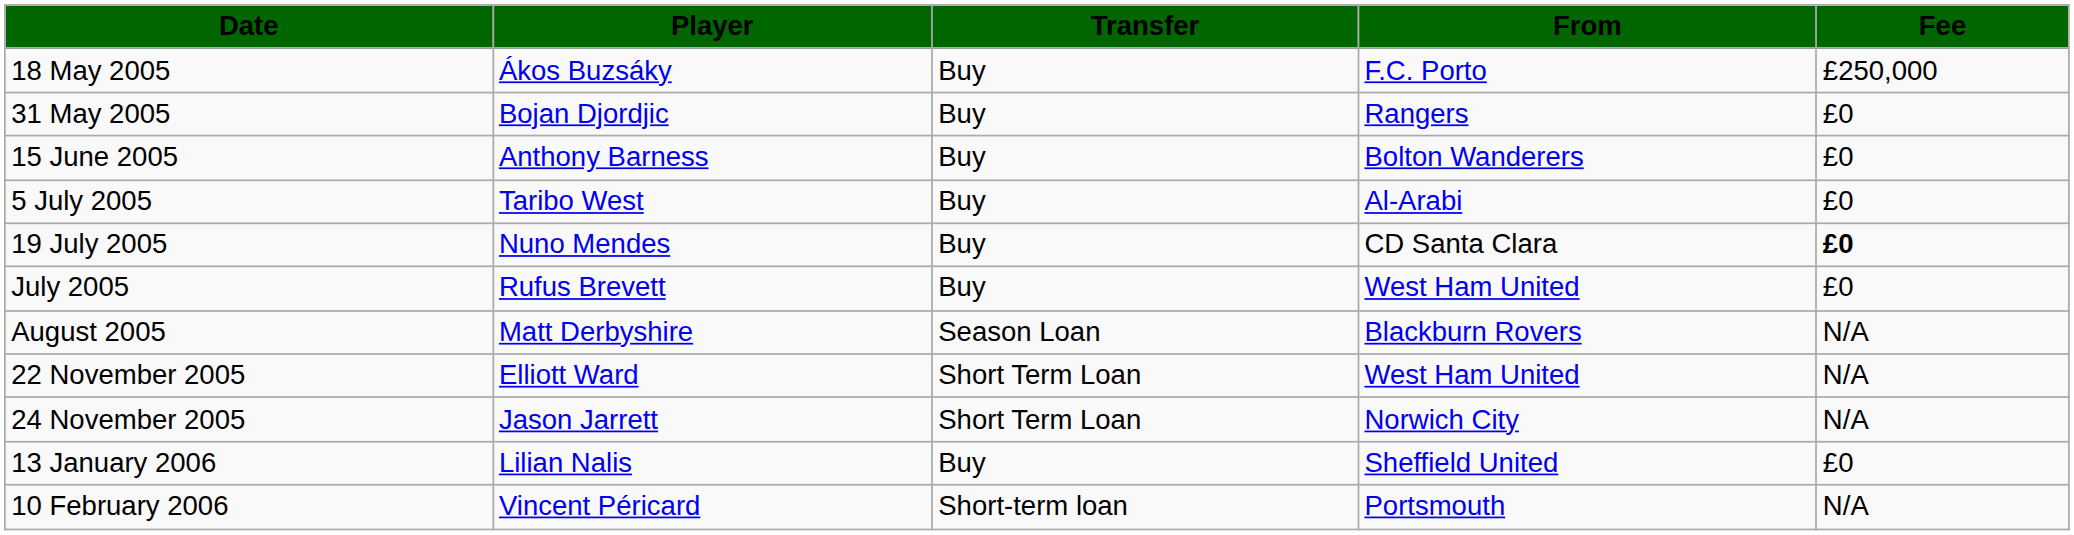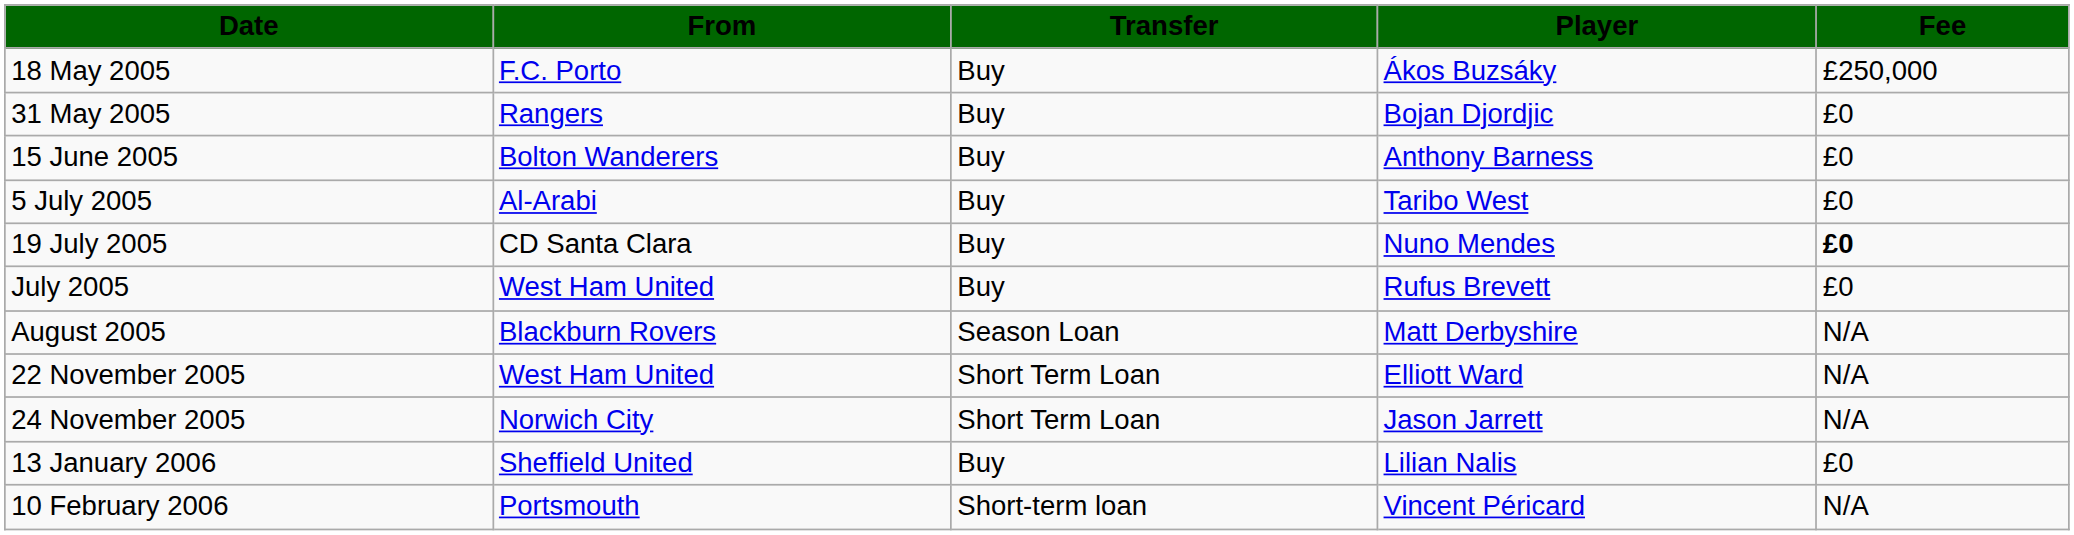columns swapped: (712, 26) <-> (1587, 26)
